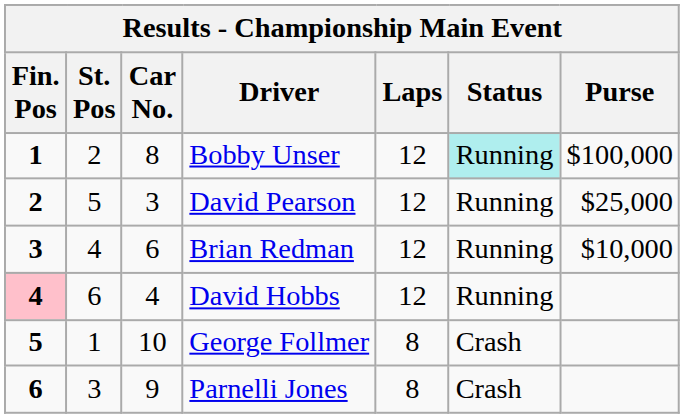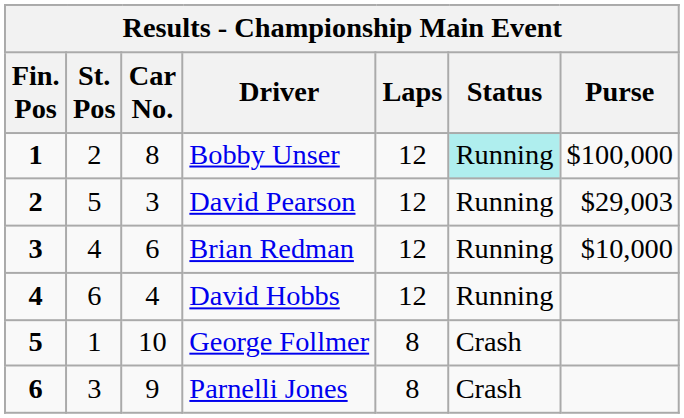(627, 202) $25,000 -> (627, 202) $29,003
(36, 295) pink background -> (36, 295) no background
